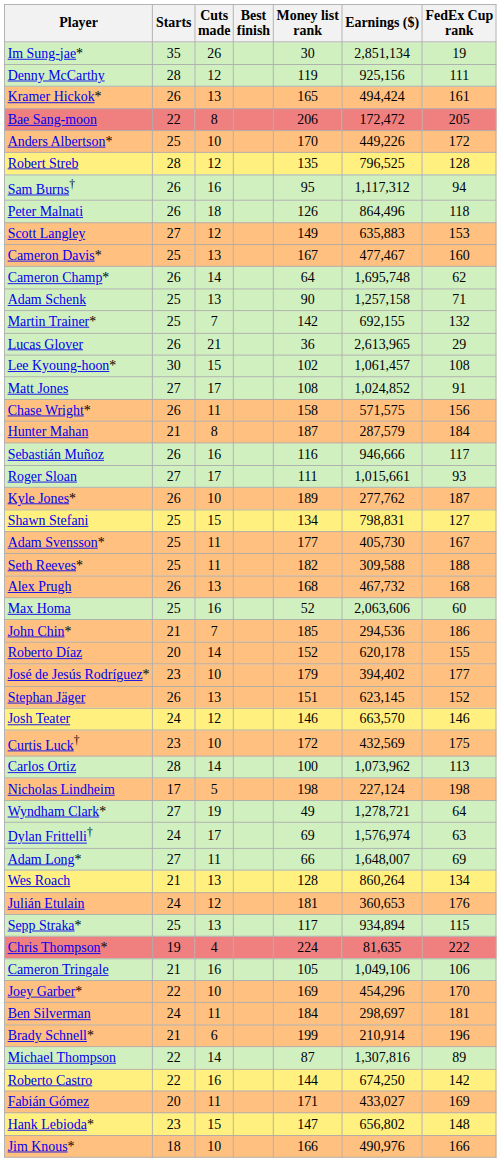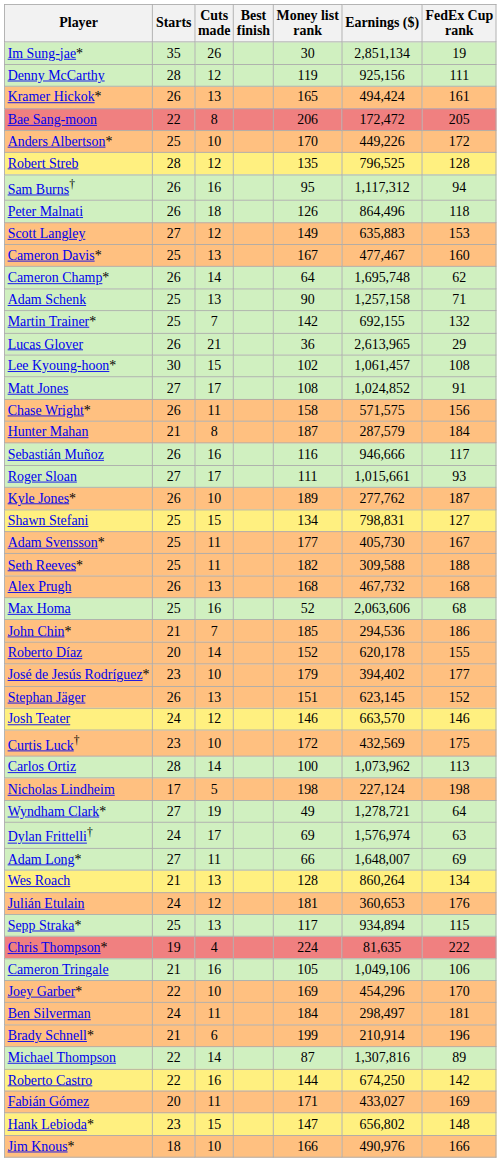(459, 608) 60 -> (459, 608) 68
(382, 1013) 298,697 -> (382, 1013) 298,497
